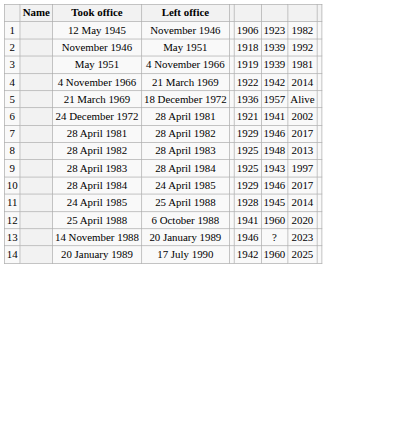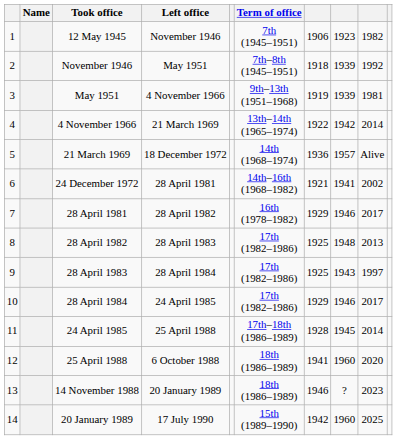+ column: (269, 13)
